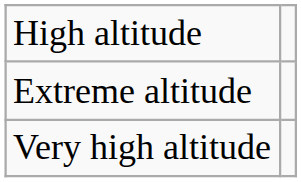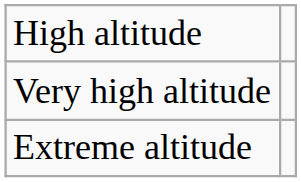rows swapped: (142, 147) <-> (133, 90)
